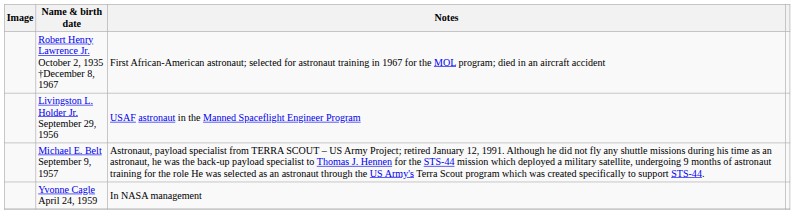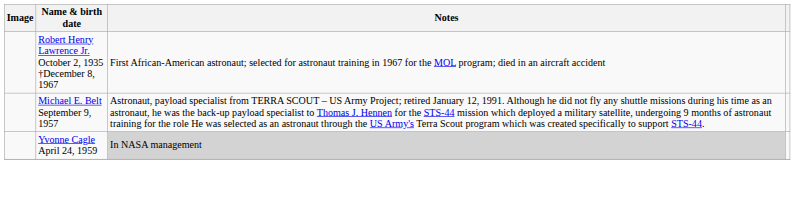- row: (67, 118)
(156, 195) no background -> (156, 145) lightgrey background
